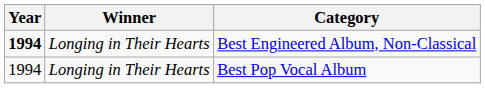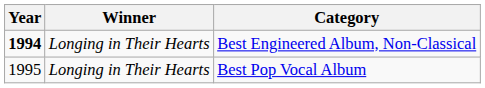(25, 69) 1994 -> (25, 69) 1995
